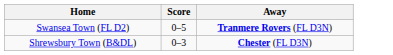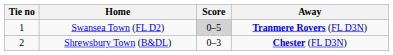+ column: (22, 12)
(179, 27) no background -> (214, 27) lightgrey background
